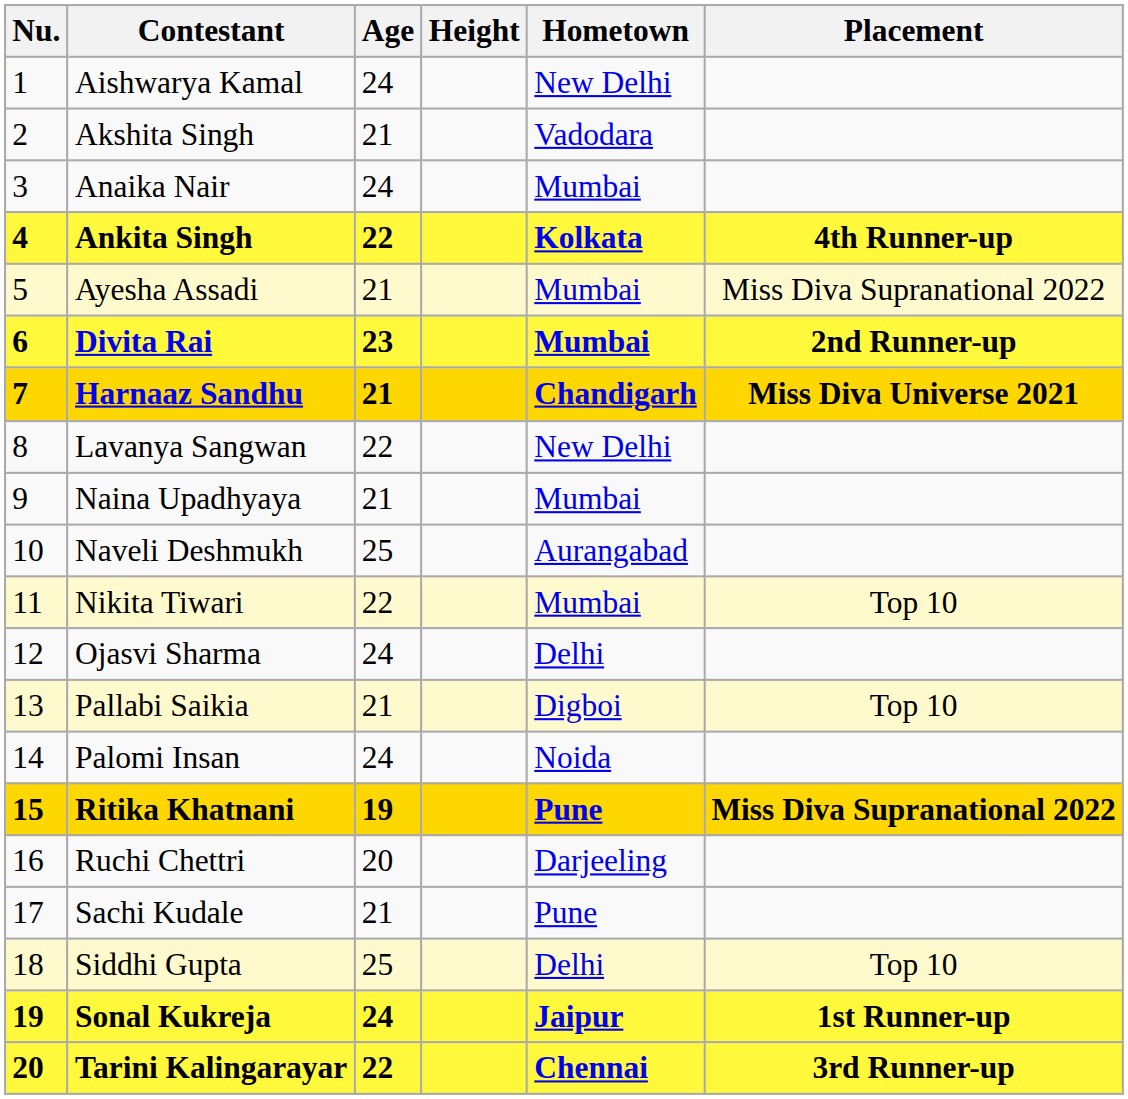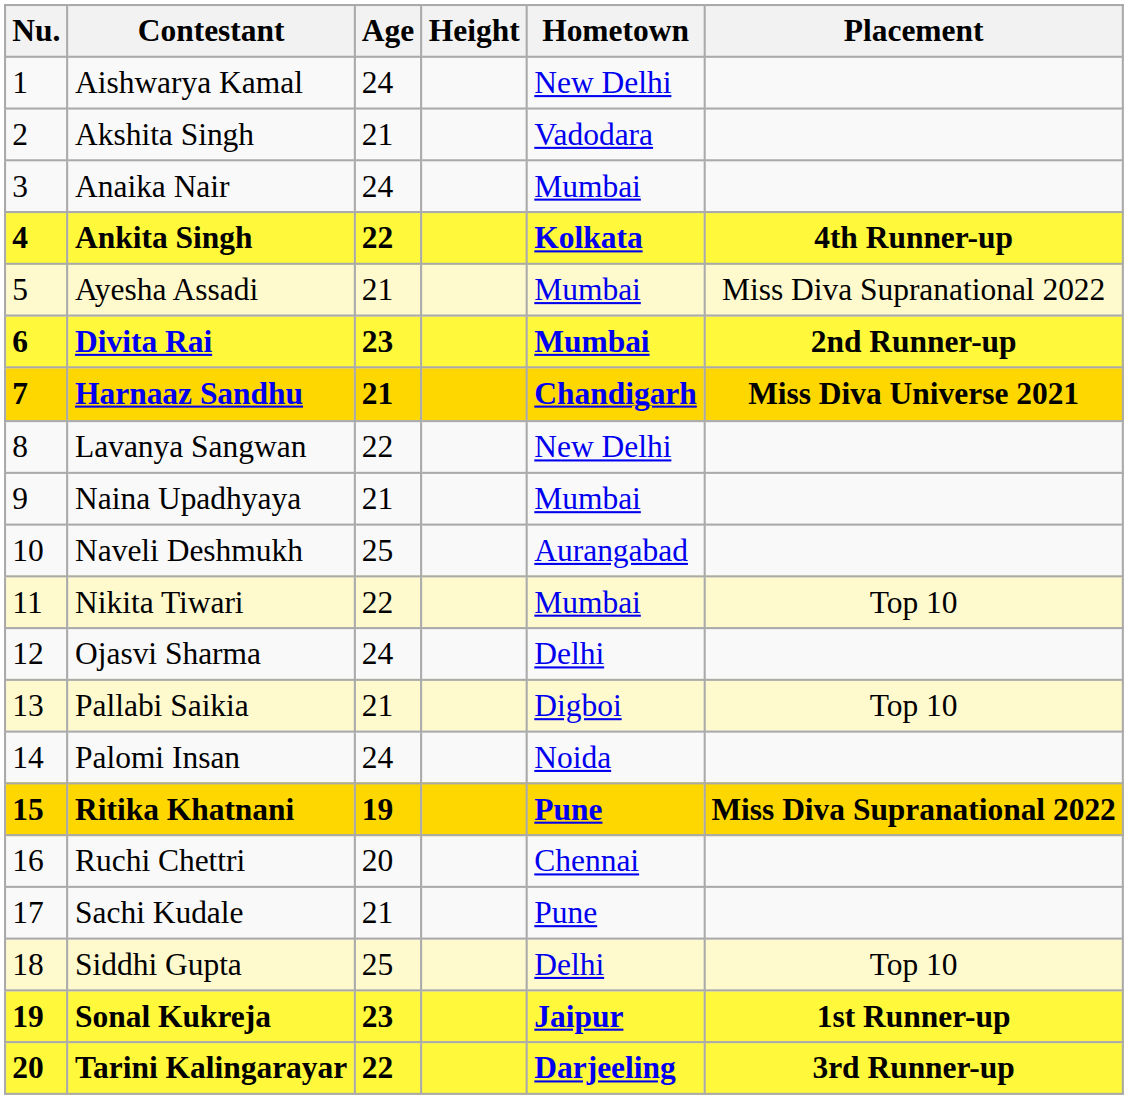(601, 860) Darjeeling -> (587, 860) Chennai
(378, 1016) 24 -> (378, 1016) 23
(591, 1068) Chennai -> (605, 1068) Darjeeling
